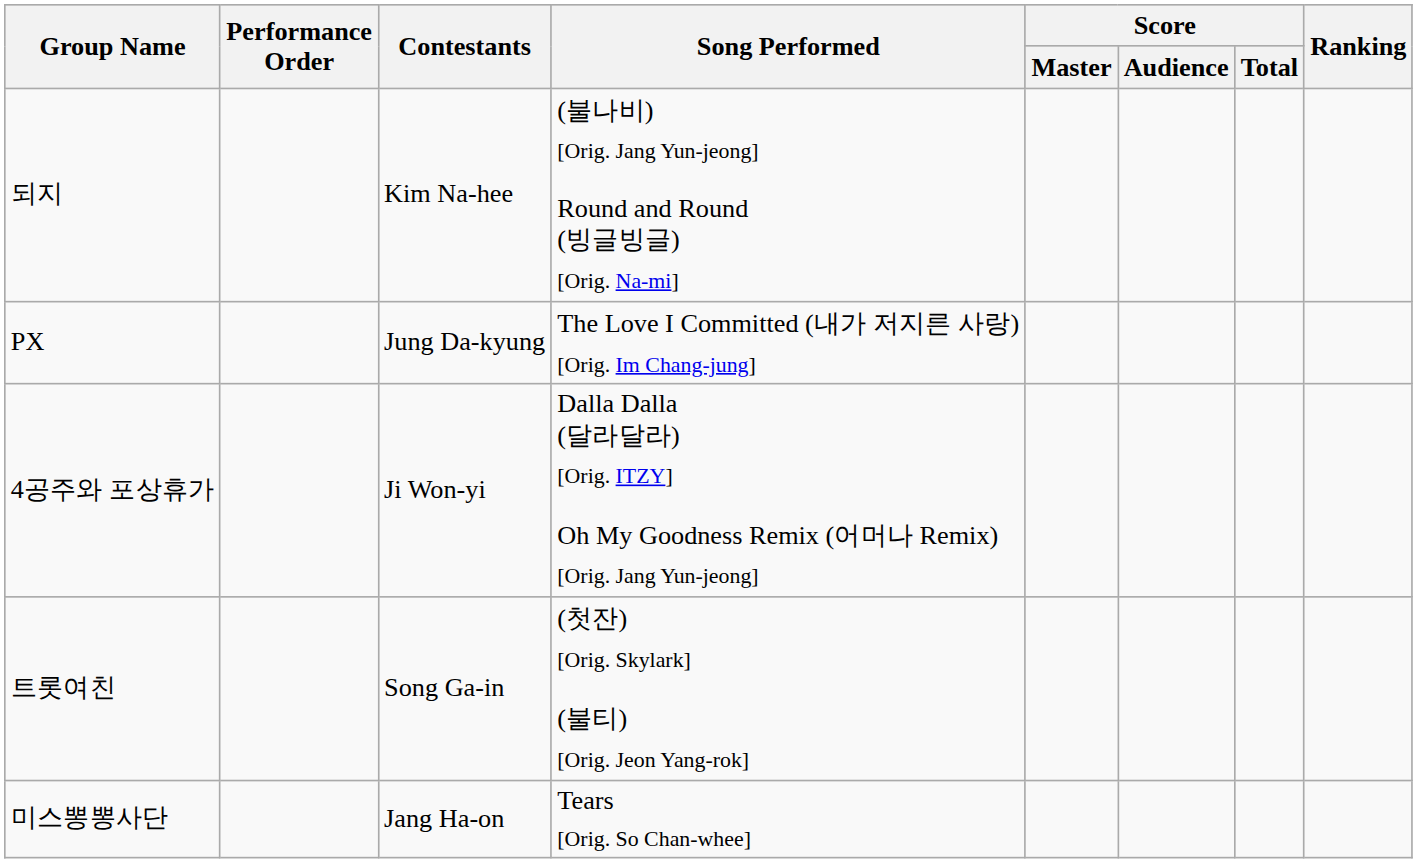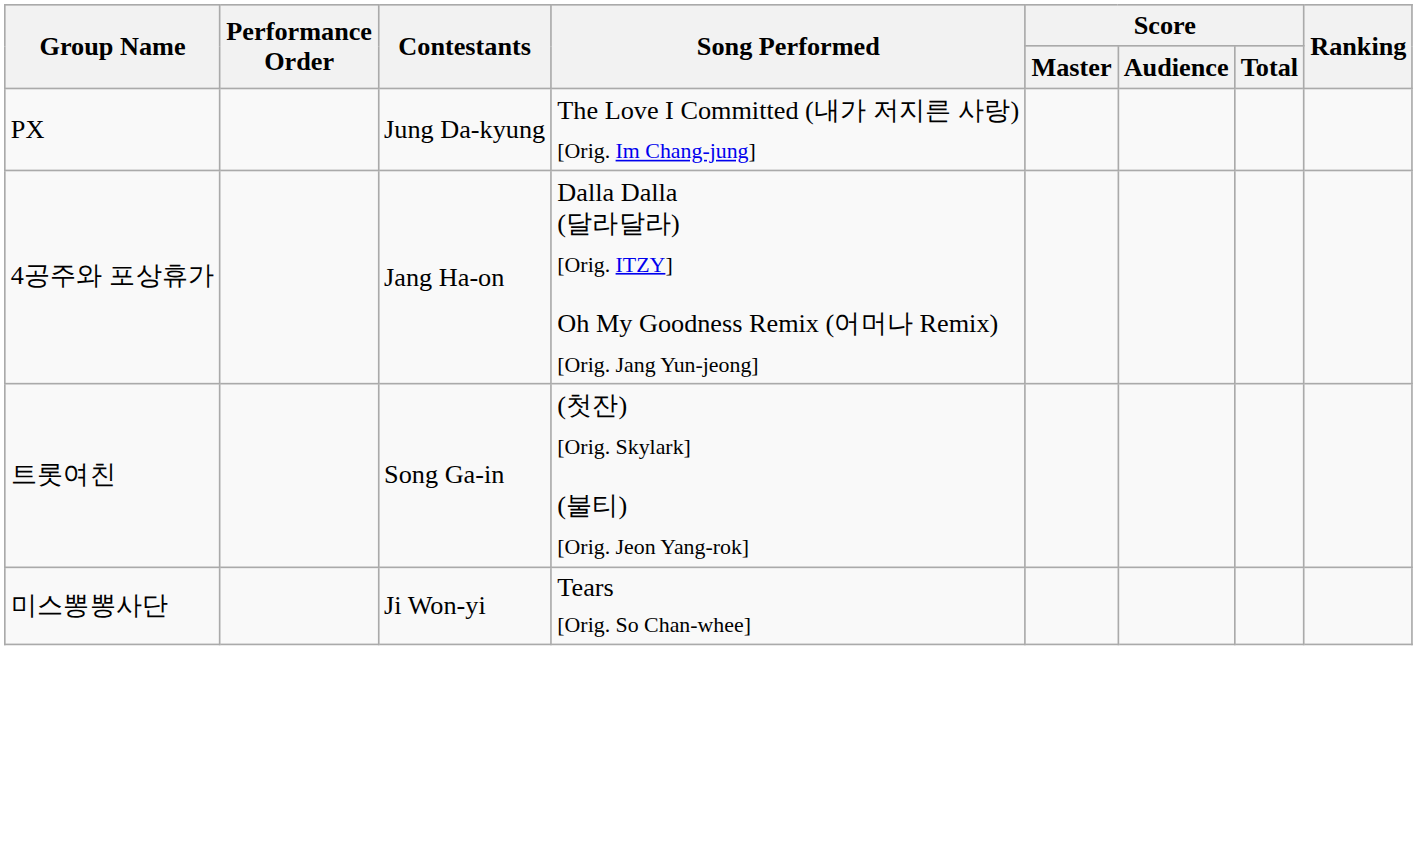- row: (37, 193)
(435, 489) Ji Won-yi -> (444, 277) Jang Ha-on
(444, 818) Jang Ha-on -> (435, 605) Ji Won-yi
